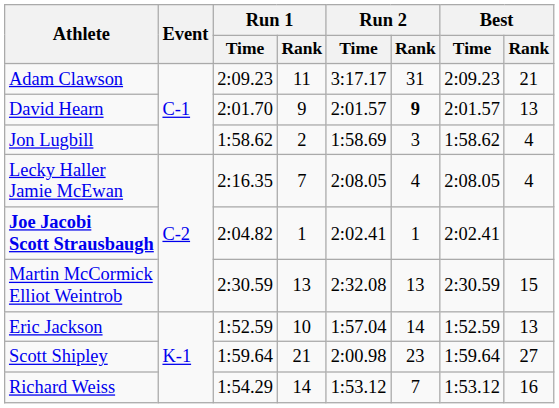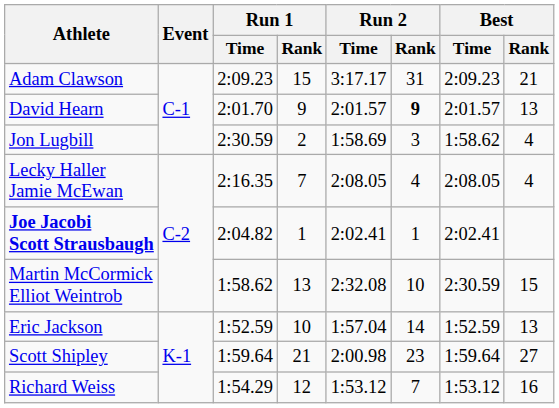(302, 79) 11 -> (302, 79) 15
(245, 140) 1:58.62 -> (245, 140) 2:30.59
(245, 285) 2:30.59 -> (245, 285) 1:58.62
(415, 285) 13 -> (415, 285) 10
(302, 387) 14 -> (302, 387) 12
